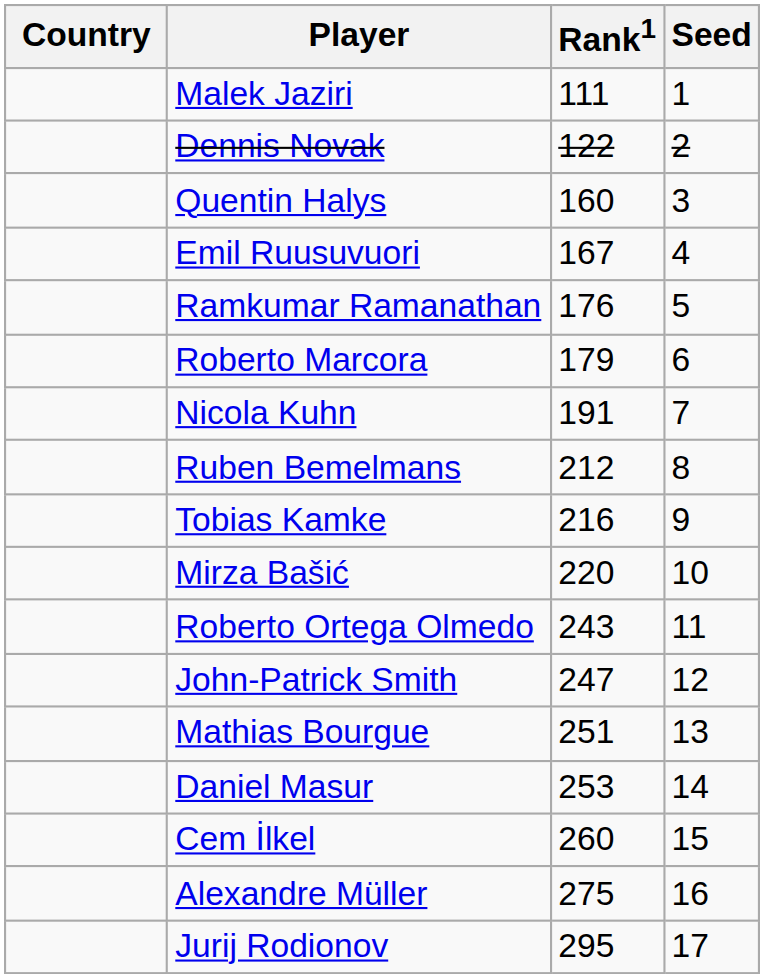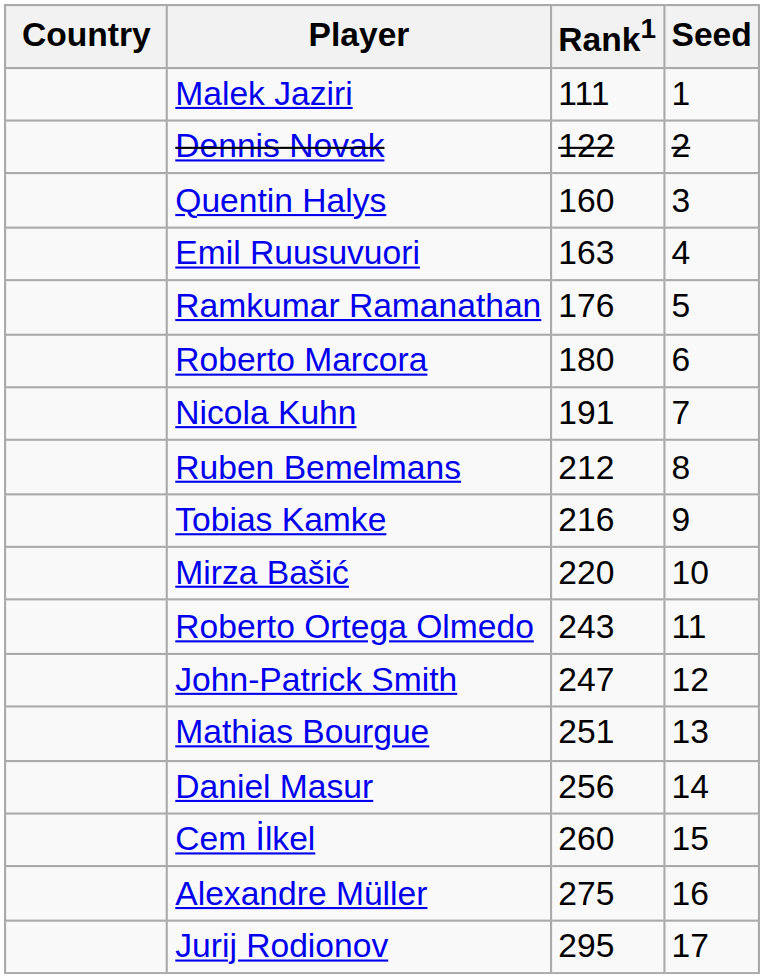(586, 253) 167 -> (586, 253) 163
(586, 359) 179 -> (586, 359) 180
(586, 786) 253 -> (586, 786) 256
